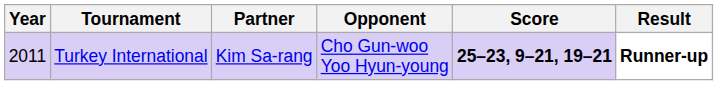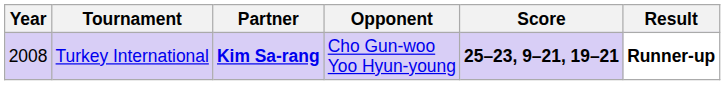(27, 56) 2011 -> (28, 56) 2008
(264, 56) normal -> (268, 56) bold
